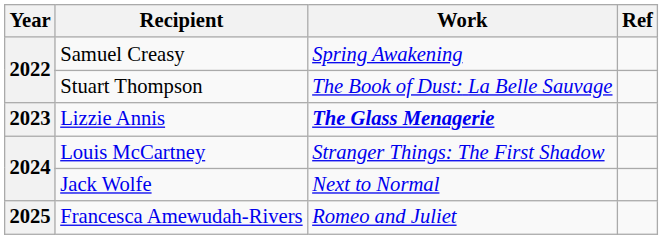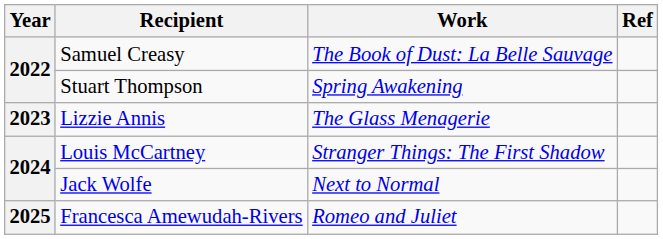(387, 53) Spring Awakening -> (462, 53) The Book of Dust: La Belle Sauvage
(462, 86) The Book of Dust: La Belle Sauvage -> (387, 86) Spring Awakening
(403, 119) bold -> (401, 119) normal
